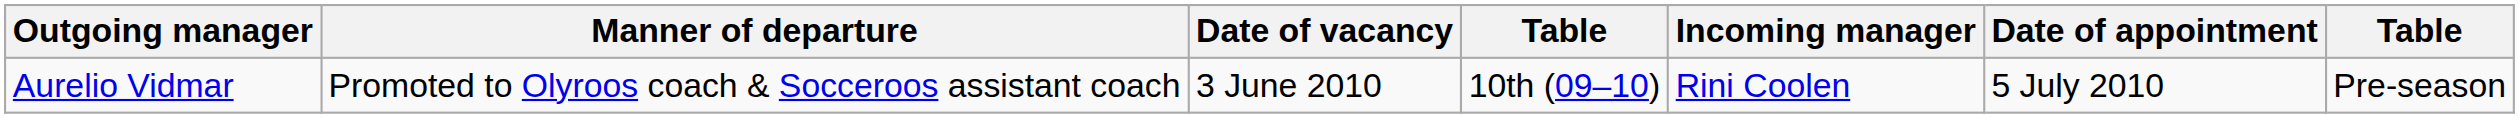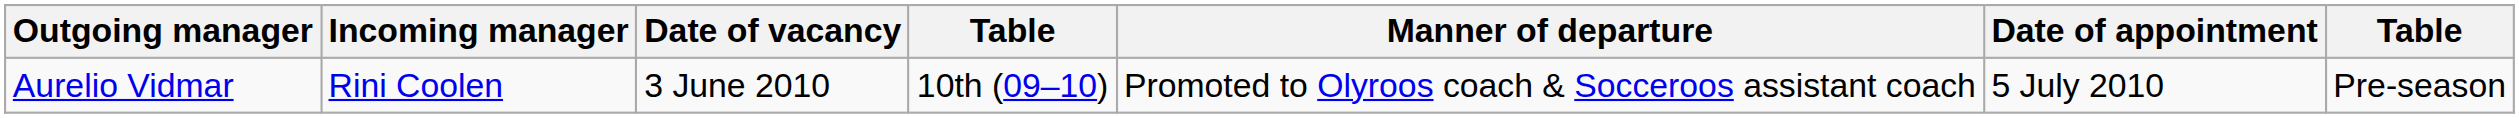columns swapped: (754, 31) <-> (1826, 31)
